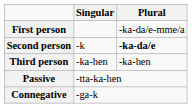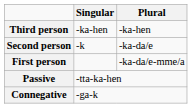rows swapped: (39, 29) <-> (39, 62)
(137, 45) bold -> (136, 45) normal
